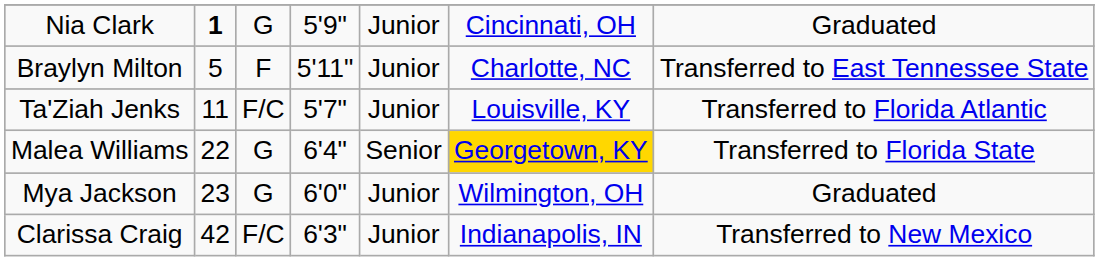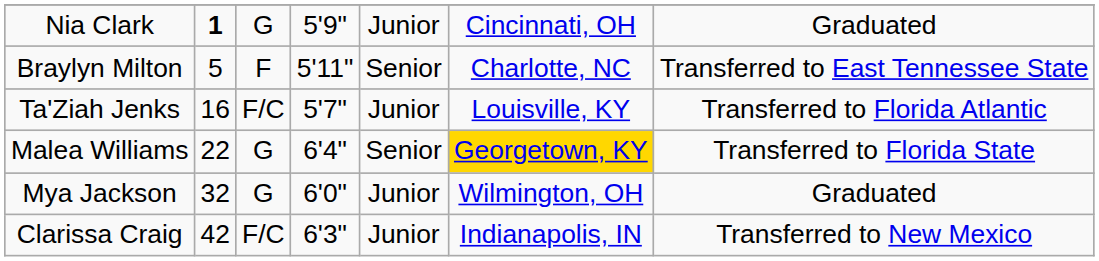(404, 67) Junior -> (404, 67) Senior
(215, 109) 11 -> (215, 109) 16
(215, 192) 23 -> (215, 192) 32
